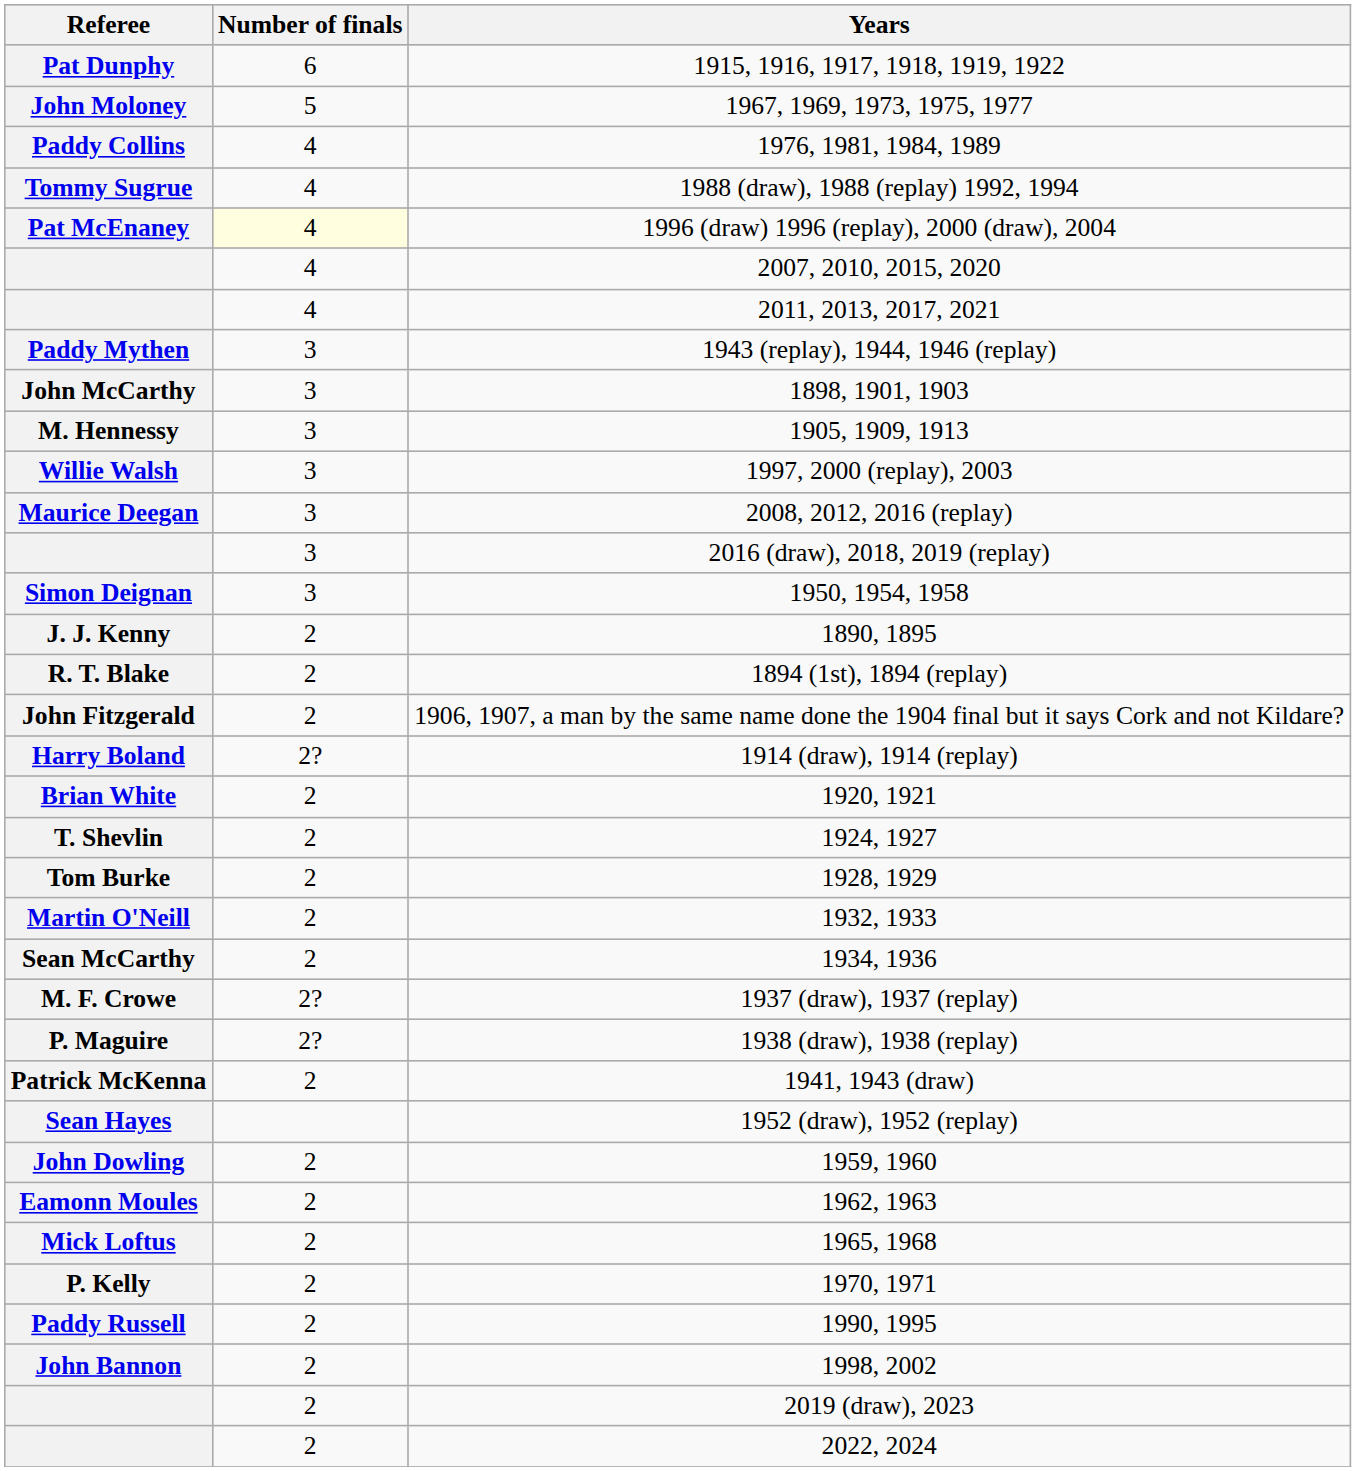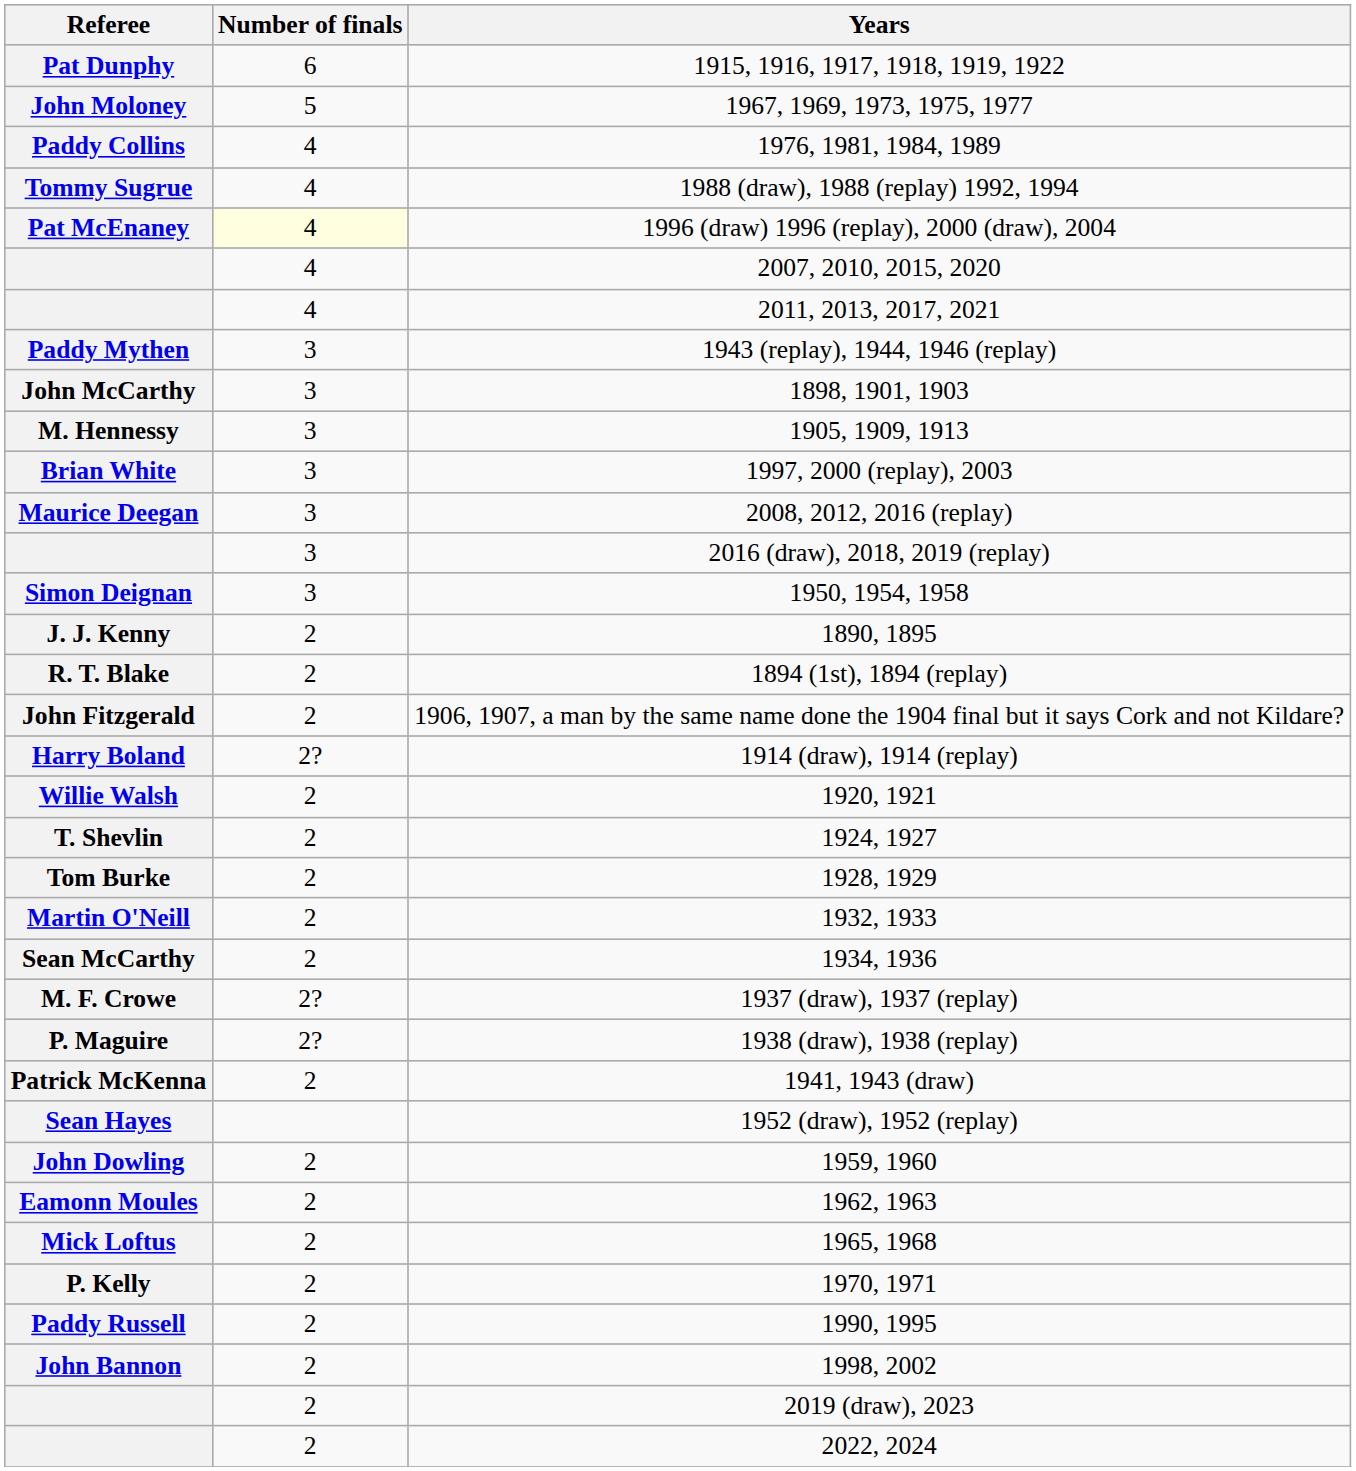(108, 471) Willie Walsh -> (108, 471) Brian White
(108, 796) Brian White -> (108, 796) Willie Walsh
